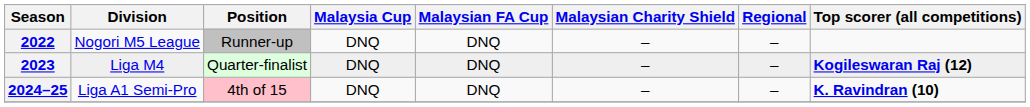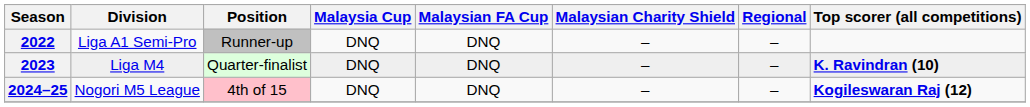(137, 41) Nogori M5 League -> (137, 41) Liga A1 Semi-Pro
(893, 65) Kogileswaran Raj (12) -> (876, 65) K. Ravindran (10)
(137, 90) Liga A1 Semi-Pro -> (137, 90) Nogori M5 League
(876, 90) K. Ravindran (10) -> (893, 90) Kogileswaran Raj (12)
